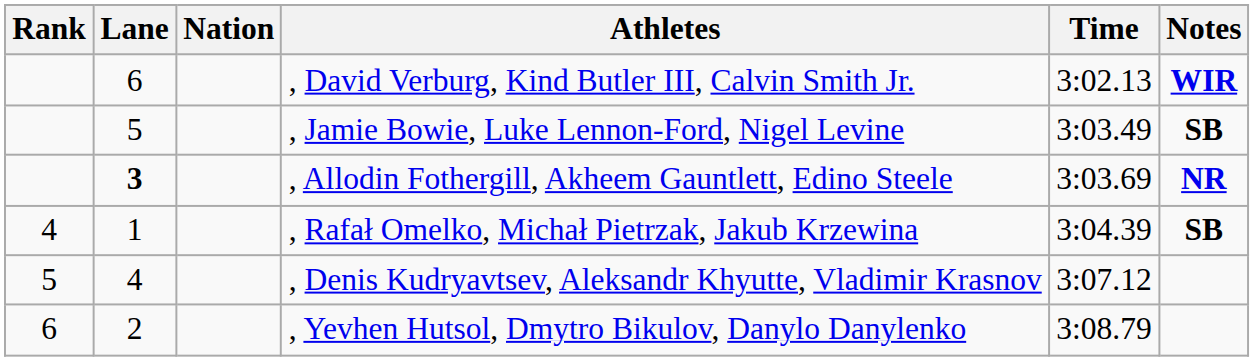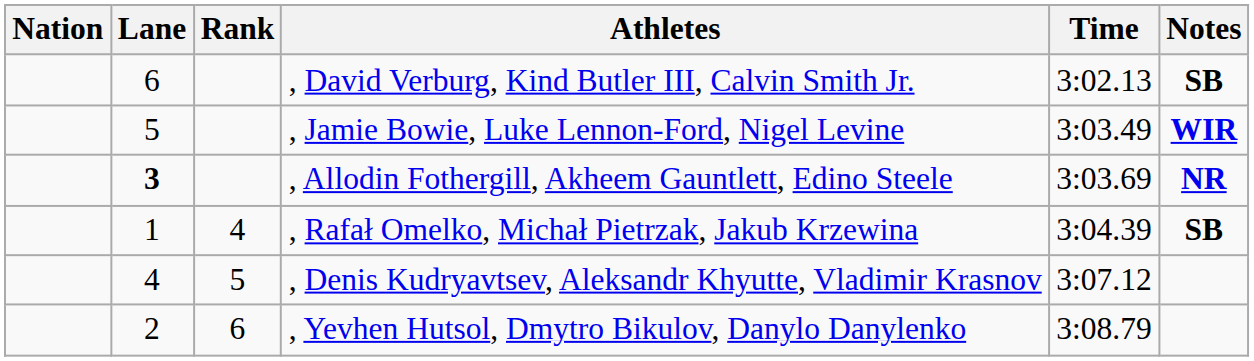columns swapped: (49, 29) <-> (229, 29)
(1204, 79) WIR -> (1204, 79) SB
(1204, 129) SB -> (1204, 129) WIR
